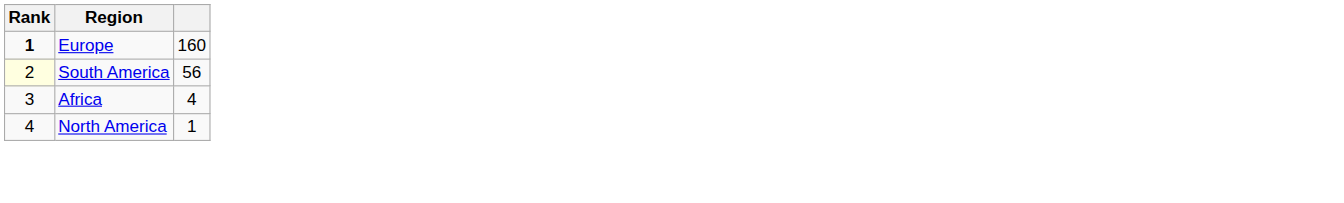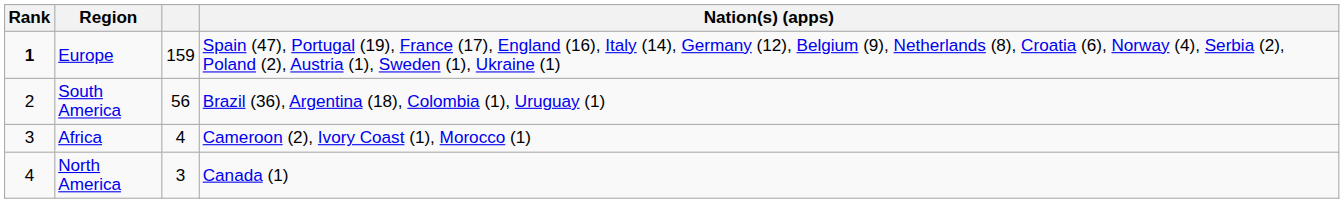+ column: (769, 18)
(192, 45) 160 -> (181, 54) 159
(29, 72) lightyellow background -> (29, 101) no background
(192, 126) 1 -> (181, 174) 3
